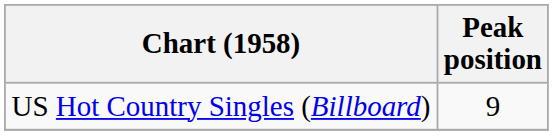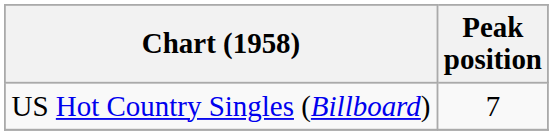(493, 105) 9 -> (493, 105) 7
